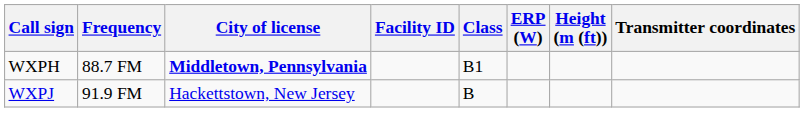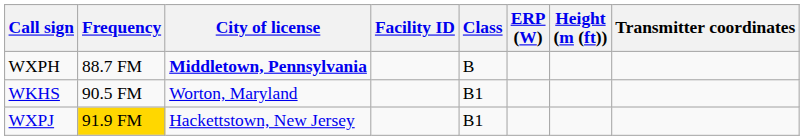(473, 65) B1 -> (469, 65) B
+ row: (34, 93)
(112, 93) no background -> (112, 120) gold background
(469, 93) B -> (473, 120) B1
